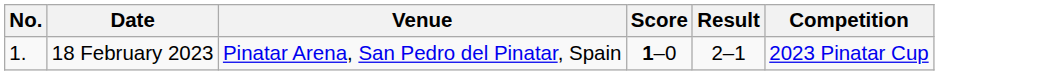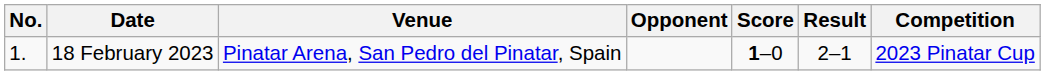+ column: (679, 20)
